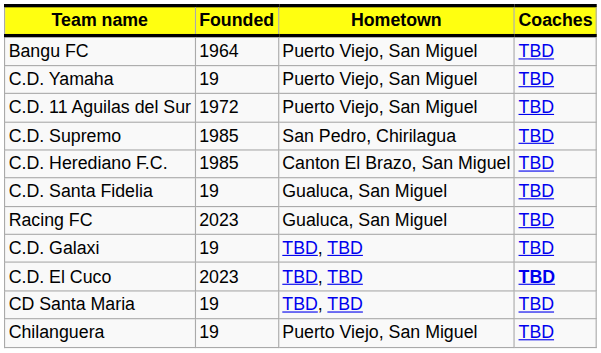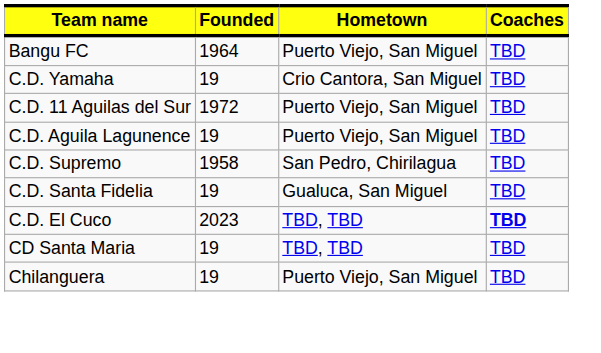(380, 79) Puerto Viejo, San Miguel -> (382, 79) Crio Cantora, San Miguel
+ row: (99, 135)
(219, 135) 1985 -> (219, 163) 1958
- row: (88, 163)
- row: (51, 220)
- row: (54, 248)
